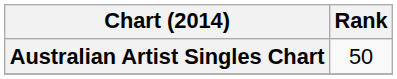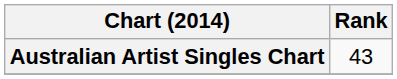(361, 56) 50 -> (361, 56) 43
